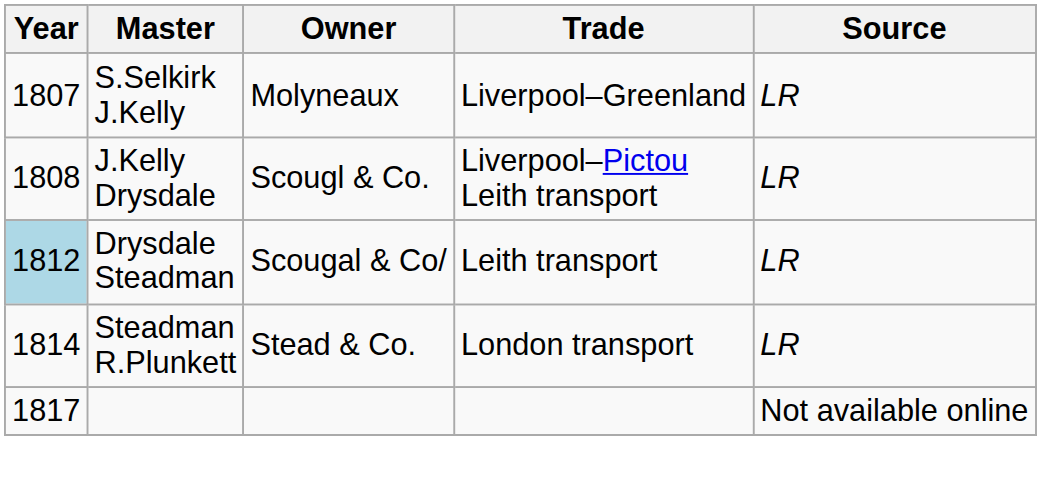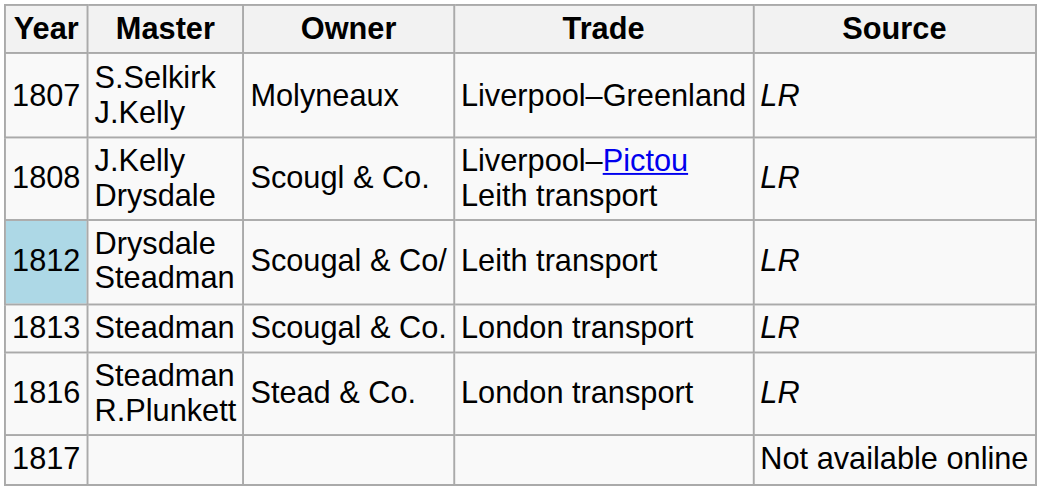+ row: (165, 327)
(46, 344) 1814 -> (46, 393) 1816
